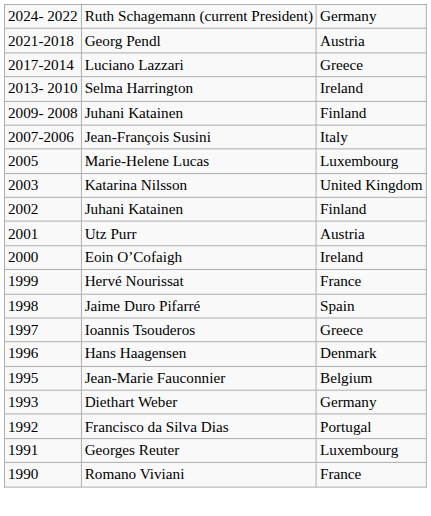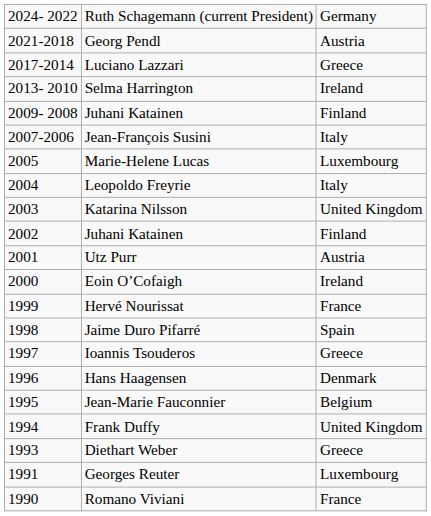+ row: (23, 185)
+ row: (23, 426)
(348, 402) Germany -> (342, 450) Greece
- row: (23, 426)
